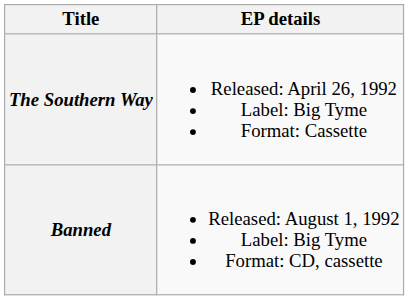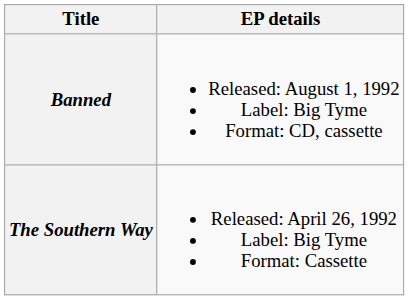rows swapped: (81, 99) <-> (81, 229)
